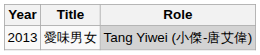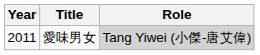(22, 37) 2013 -> (22, 37) 2011
